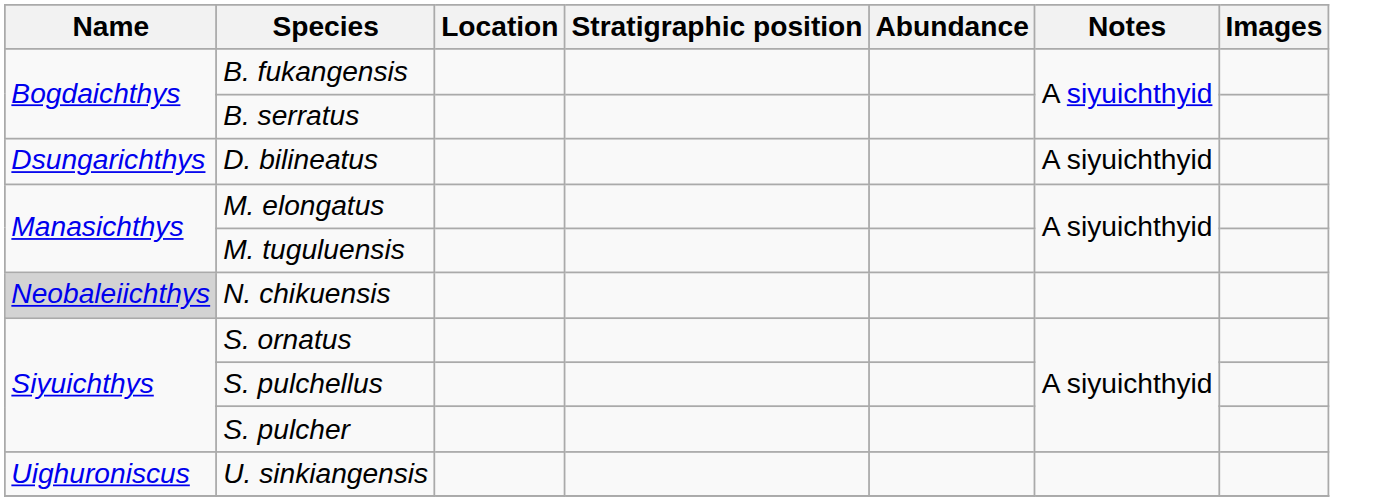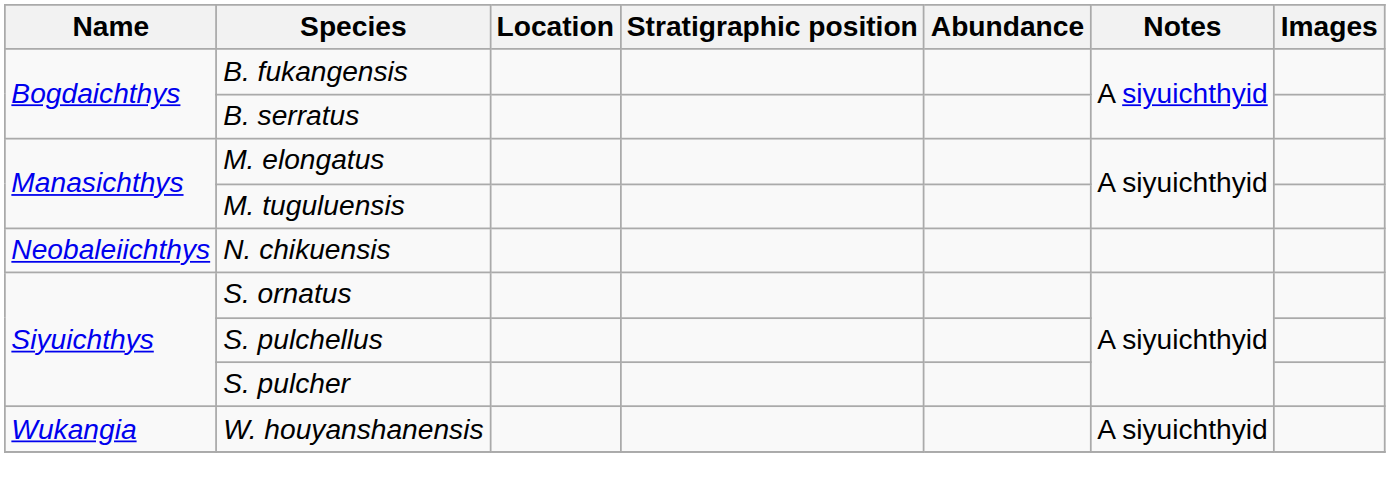- row: (301, 160)
(111, 294) lightgrey background -> (111, 250) no background
- row: (326, 473)
+ row: (353, 428)
